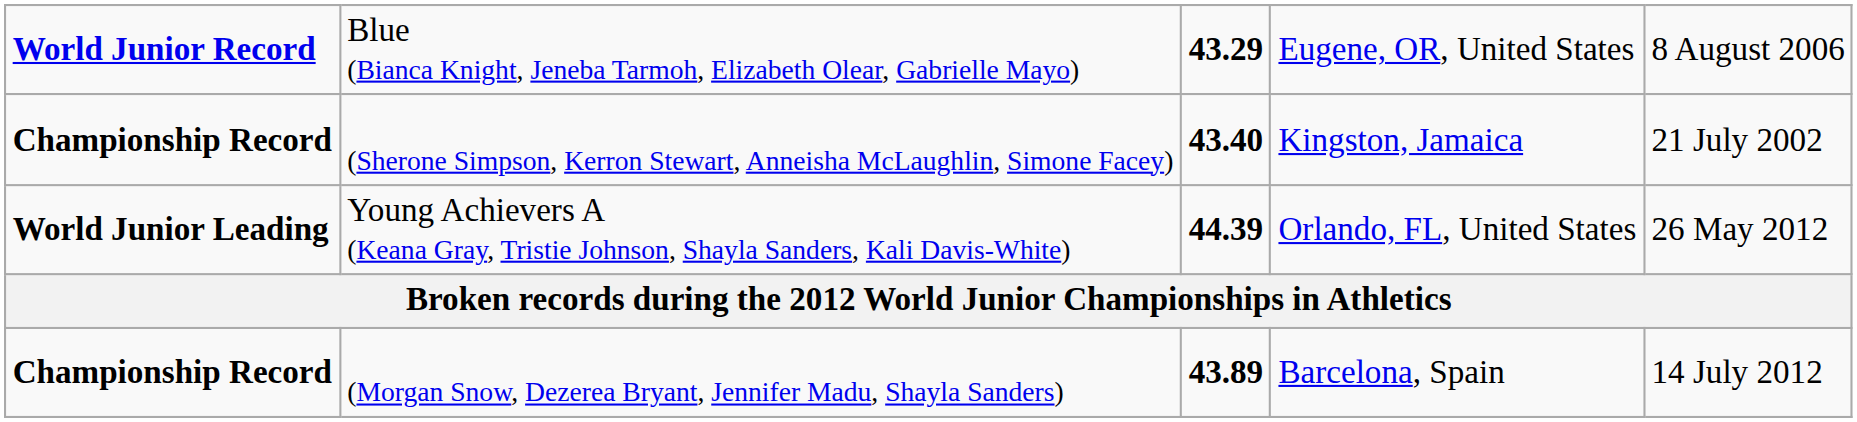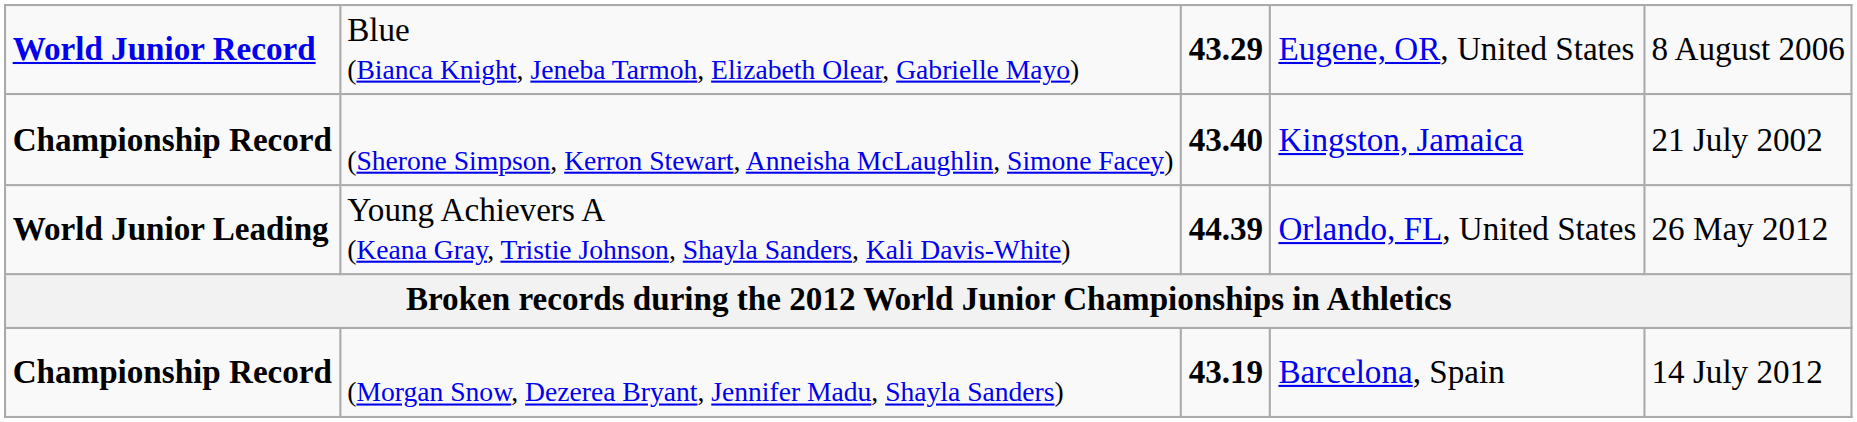(1226, 371) 43.89 -> (1226, 371) 43.19
